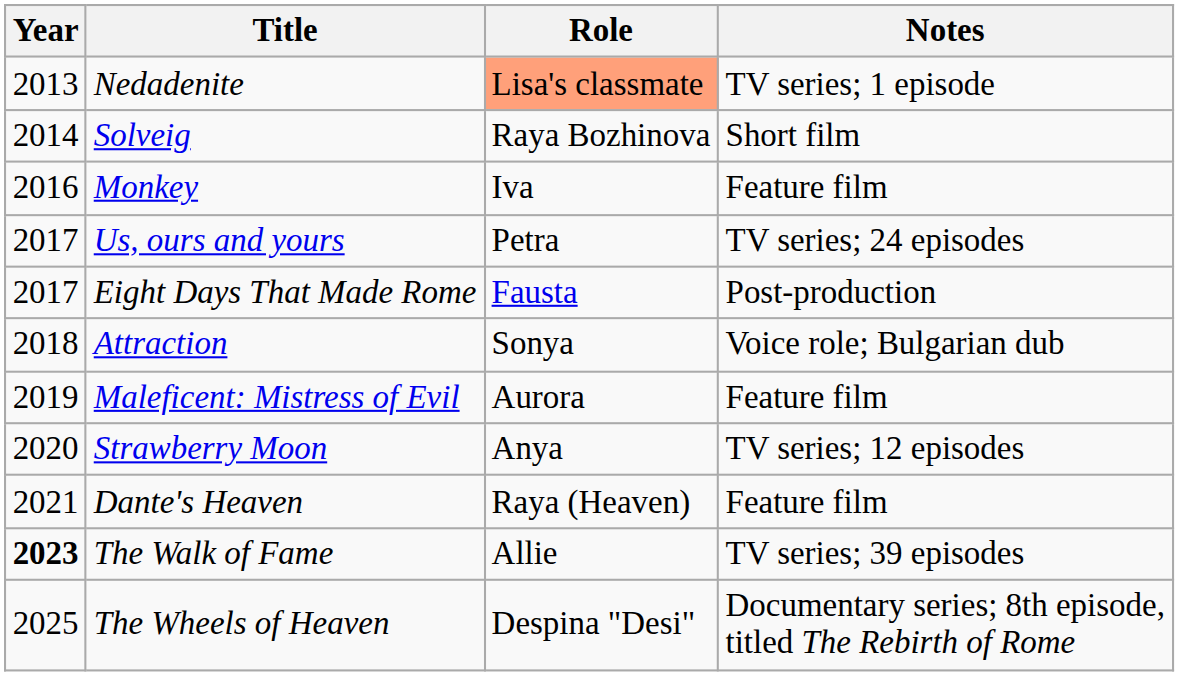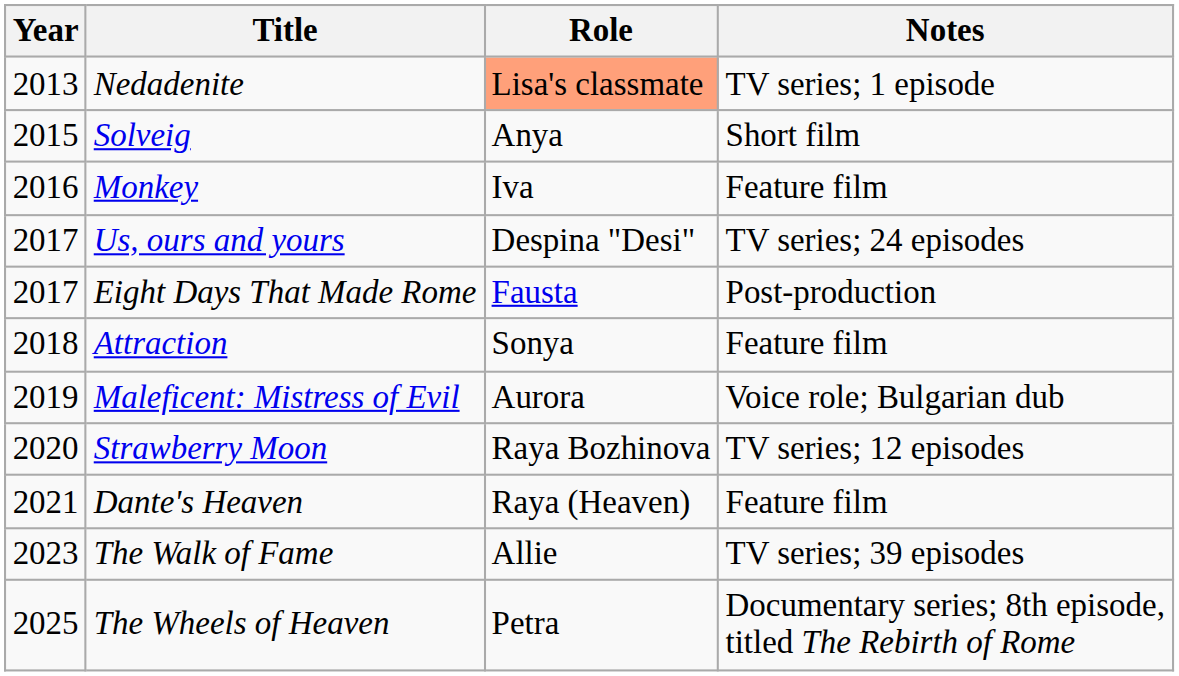(46, 135) 2014 -> (46, 135) 2015
(601, 135) Raya Bozhinova -> (527, 135) Anya
(525, 239) Petra -> (593, 239) Despina "Desi"
(895, 344) Voice role; Bulgarian dub -> (807, 344) Feature film
(807, 396) Feature film -> (895, 396) Voice role; Bulgarian dub
(527, 448) Anya -> (601, 448) Raya Bozhinova
(46, 553) bold -> (46, 553) normal
(593, 624) Despina "Desi" -> (525, 624) Petra
